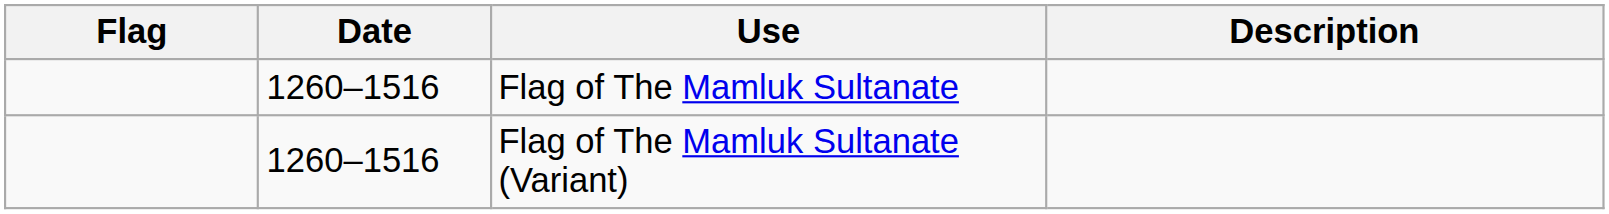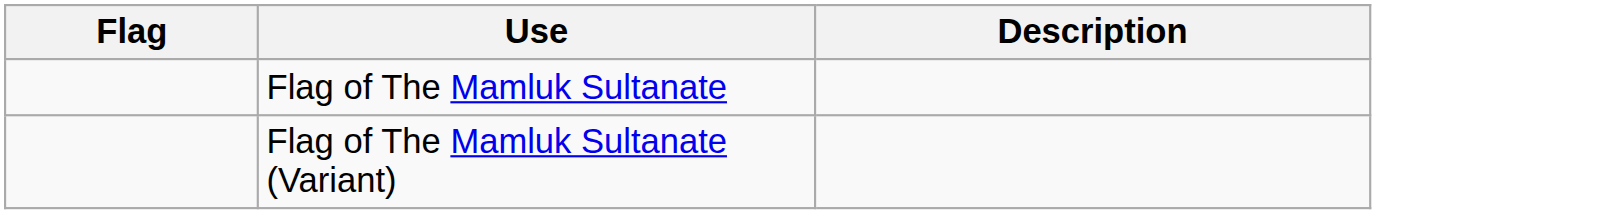- column: (375, 31)
